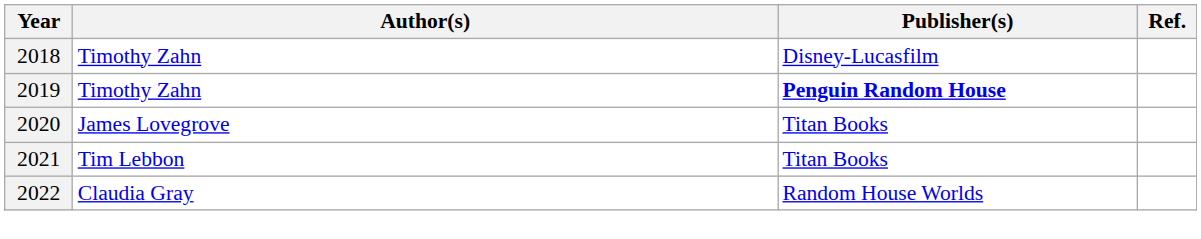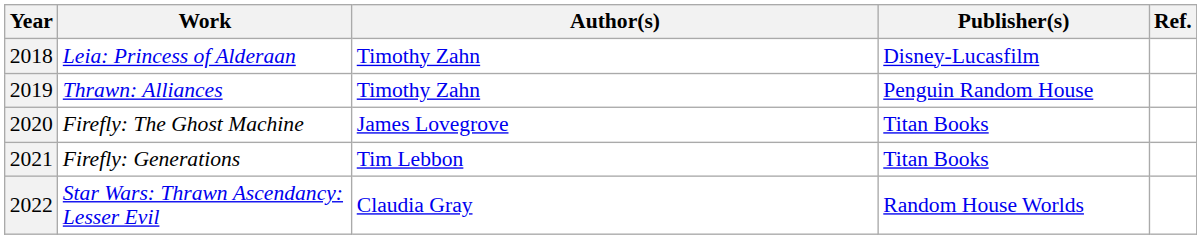+ column: (205, 21)
(894, 90) bold -> (988, 90) normal
